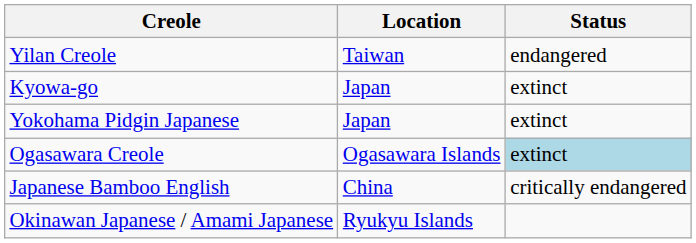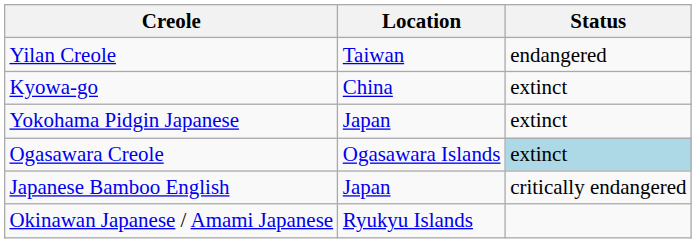(367, 87) Japan -> (368, 87) China
(368, 187) China -> (367, 187) Japan
